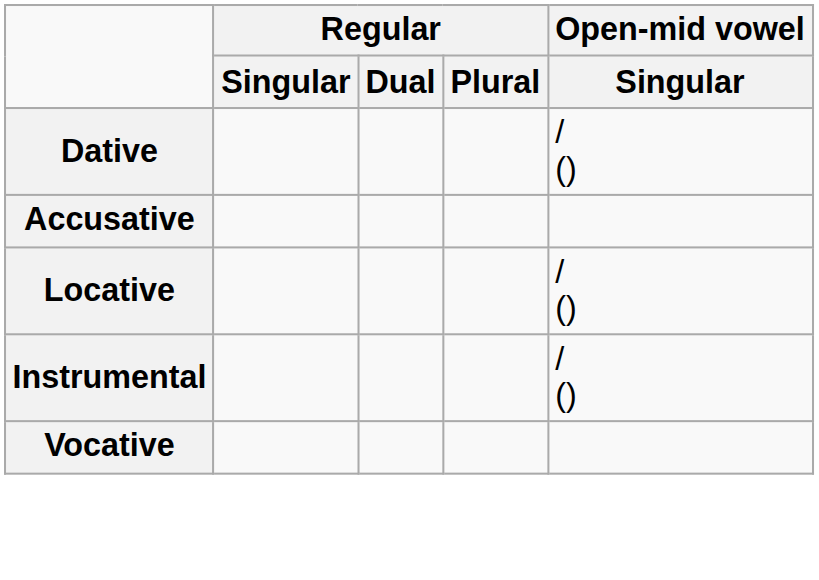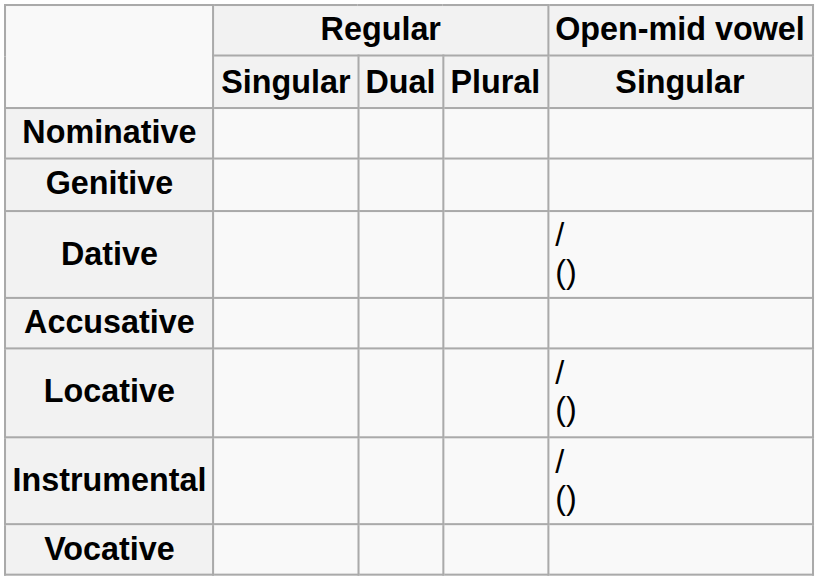+ row: (109, 132)
+ row: (109, 183)
